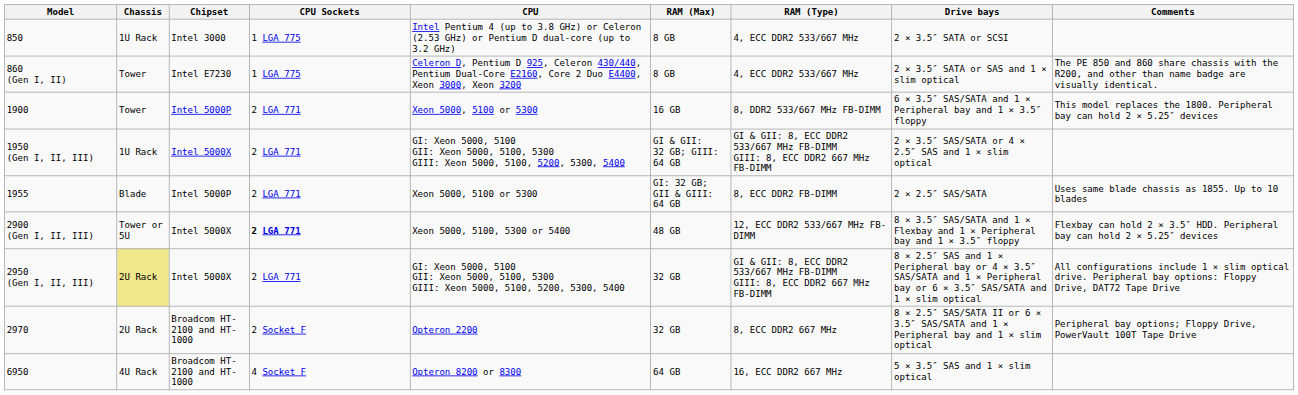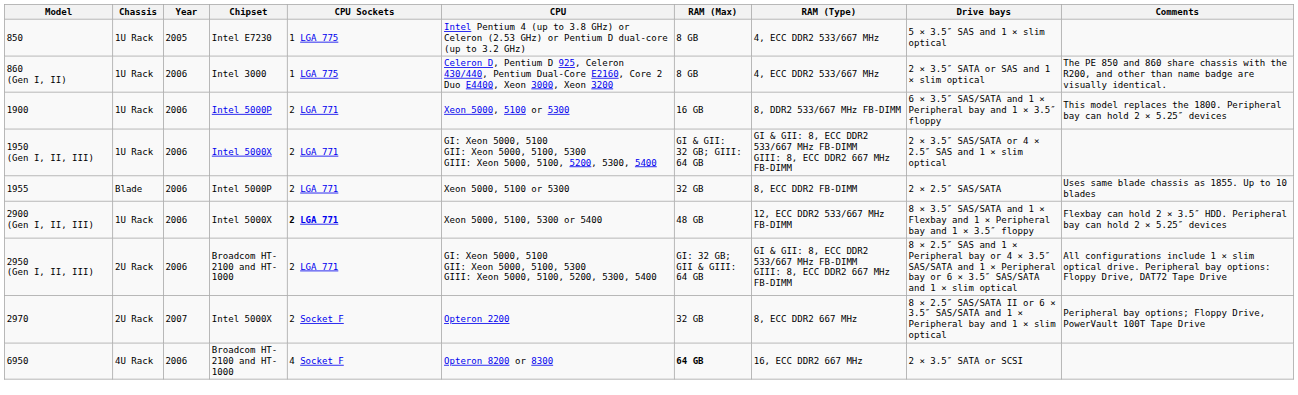+ column: (186, 12)
(198, 38) Intel 3000 -> (242, 38) Intel E7230
(951, 38) 2 × 3.5″ SATA or SCSI -> (977, 38) 5 × 3.5″ SAS and 1 × slim optical
(133, 74) Tower -> (134, 74) 1U Rack
(201, 74) Intel E7230 -> (239, 74) Intel 3000
(133, 111) Tower -> (134, 111) 1U Rack
(683, 194) GI: 32 GB; GII & GIII: 64 GB -> (690, 189) 32 GB
(141, 230) Tower or 5U -> (134, 220) 1U Rack
(138, 278) khaki background -> (134, 267) no background
(201, 278) Intel 5000X -> (245, 267) Broadcom HT-2100 and HT-1000
(667, 278) 32 GB -> (706, 267) GI: 32 GB; GII & GIII: 64 GB
(204, 330) Broadcom HT-2100 and HT-1000 -> (242, 319) Intel 5000X
(667, 372) normal -> (690, 361) bold
(962, 372) 5 × 3.5″ SAS and 1 × slim optical -> (966, 361) 2 × 3.5″ SATA or SCSI
